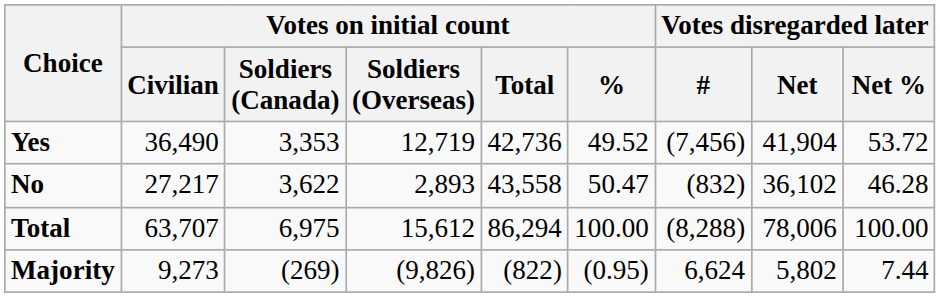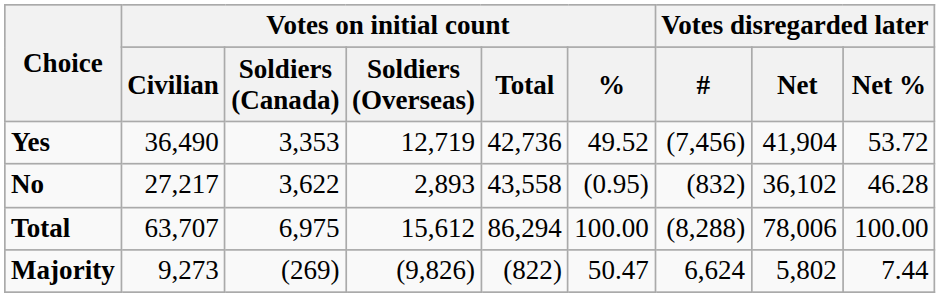(618, 185) 50.47 -> (616, 185) (0.95)
(616, 270) (0.95) -> (618, 270) 50.47
